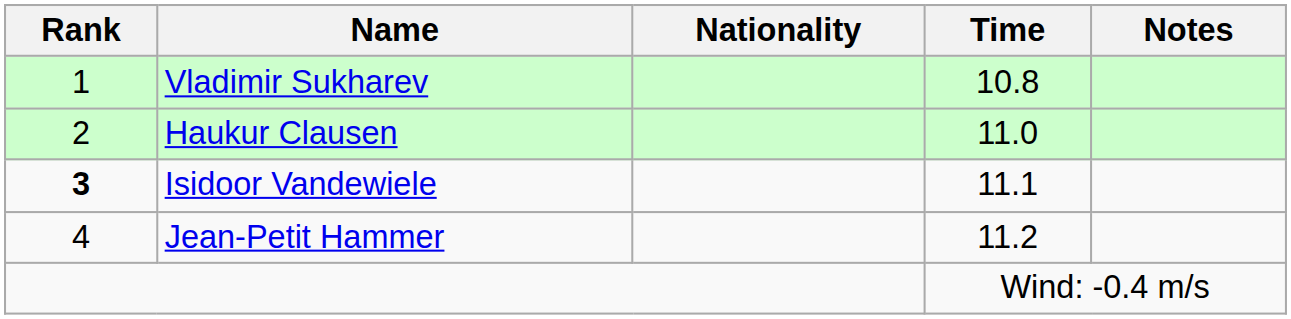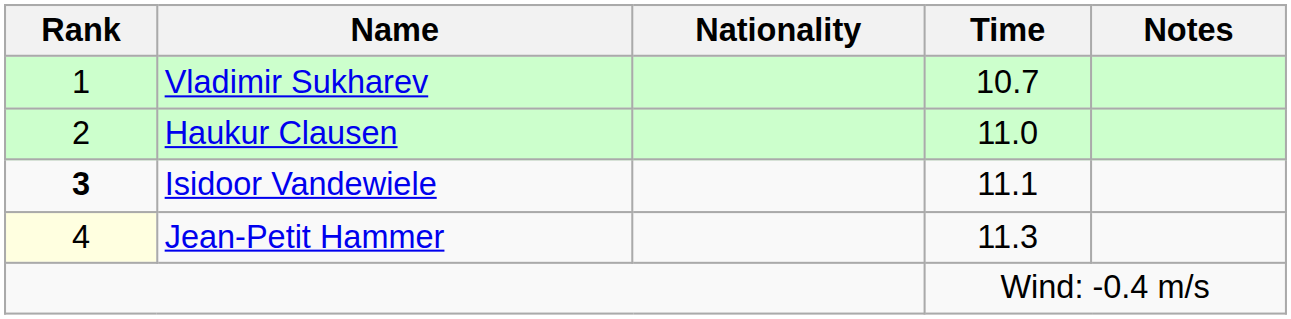(1008, 81) 10.8 -> (1008, 81) 10.7
(81, 236) no background -> (81, 236) lightyellow background
(1008, 236) 11.2 -> (1008, 236) 11.3
